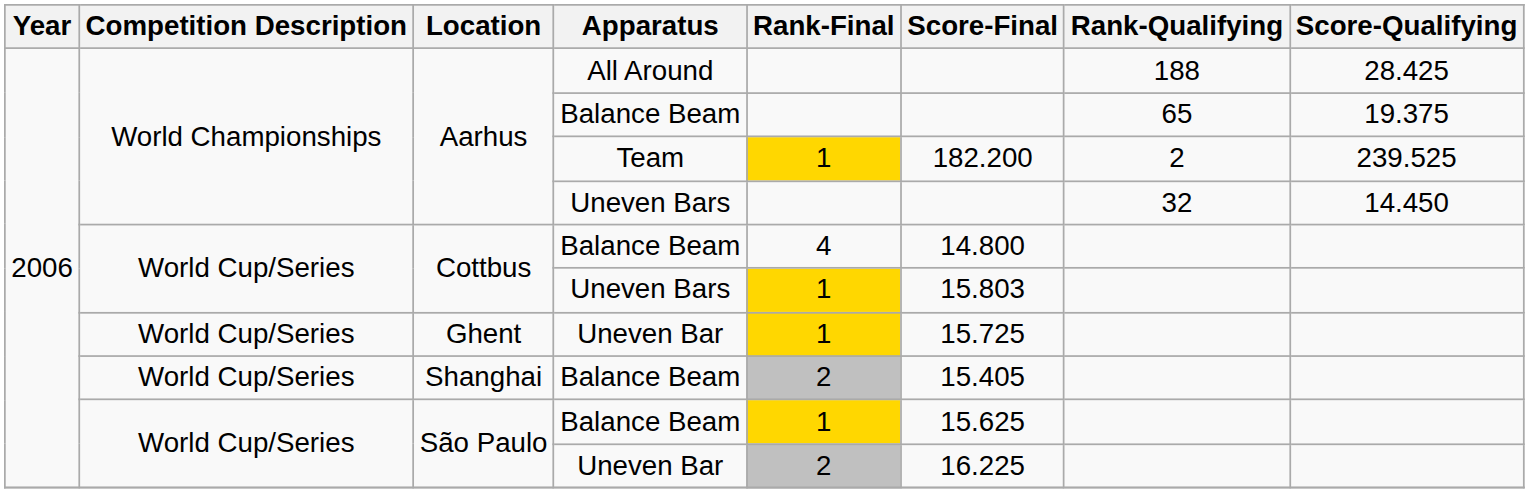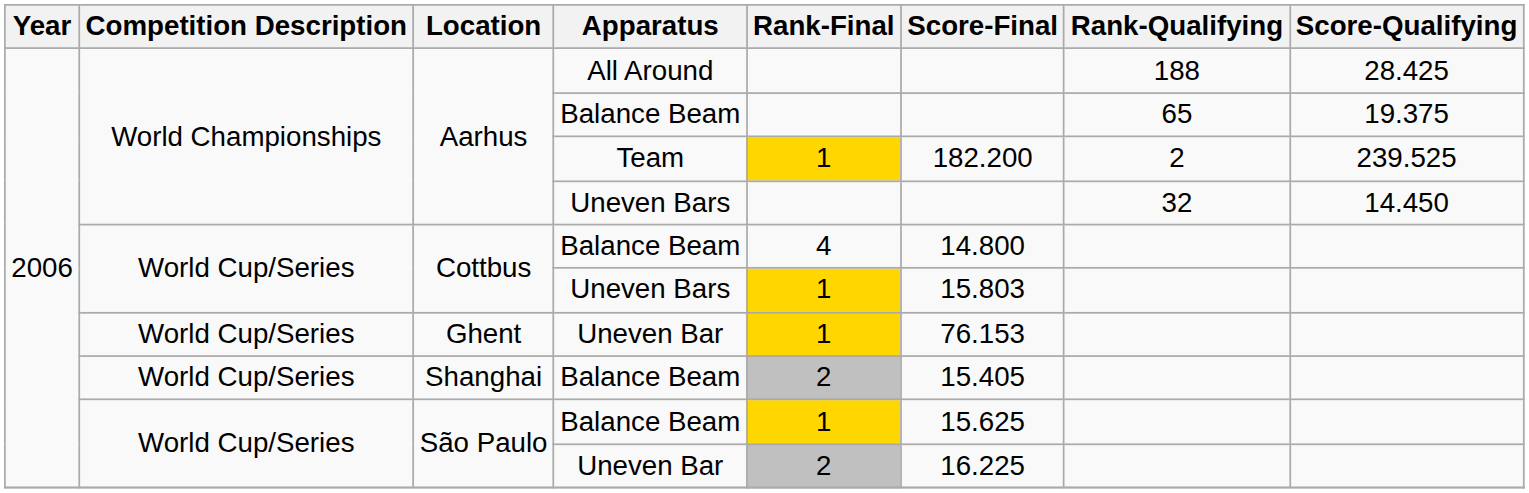(983, 333) 15.725 -> (983, 333) 76.153
